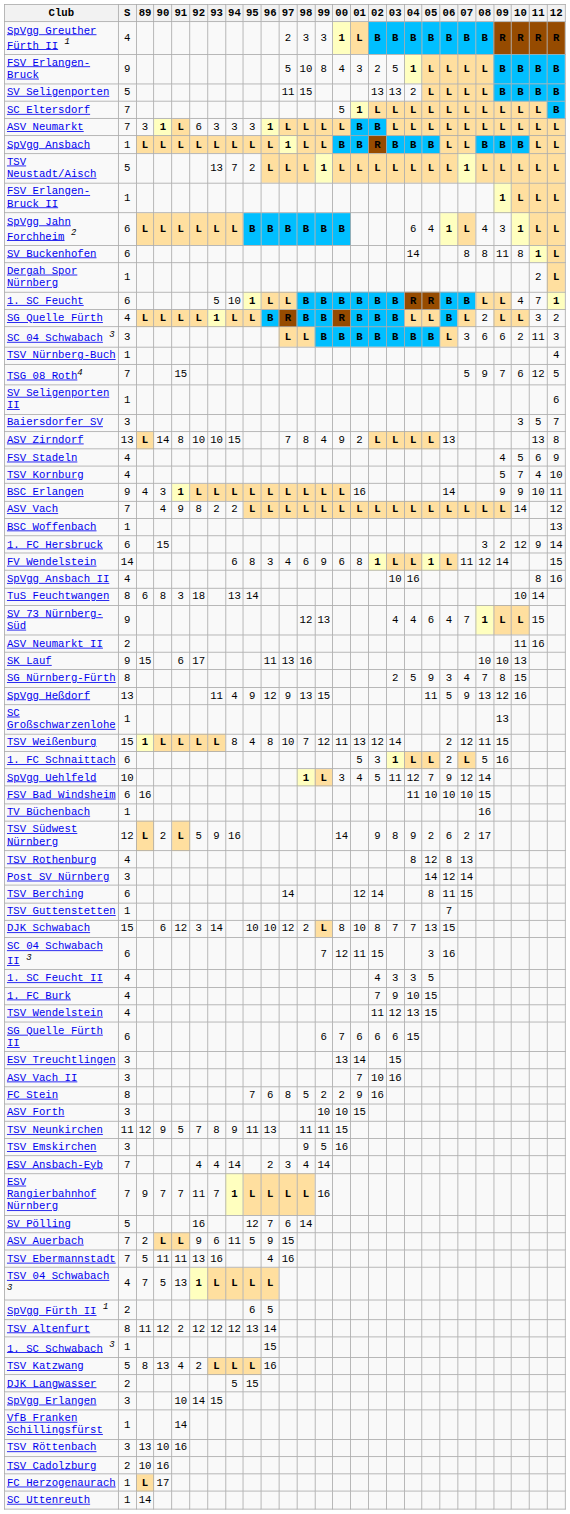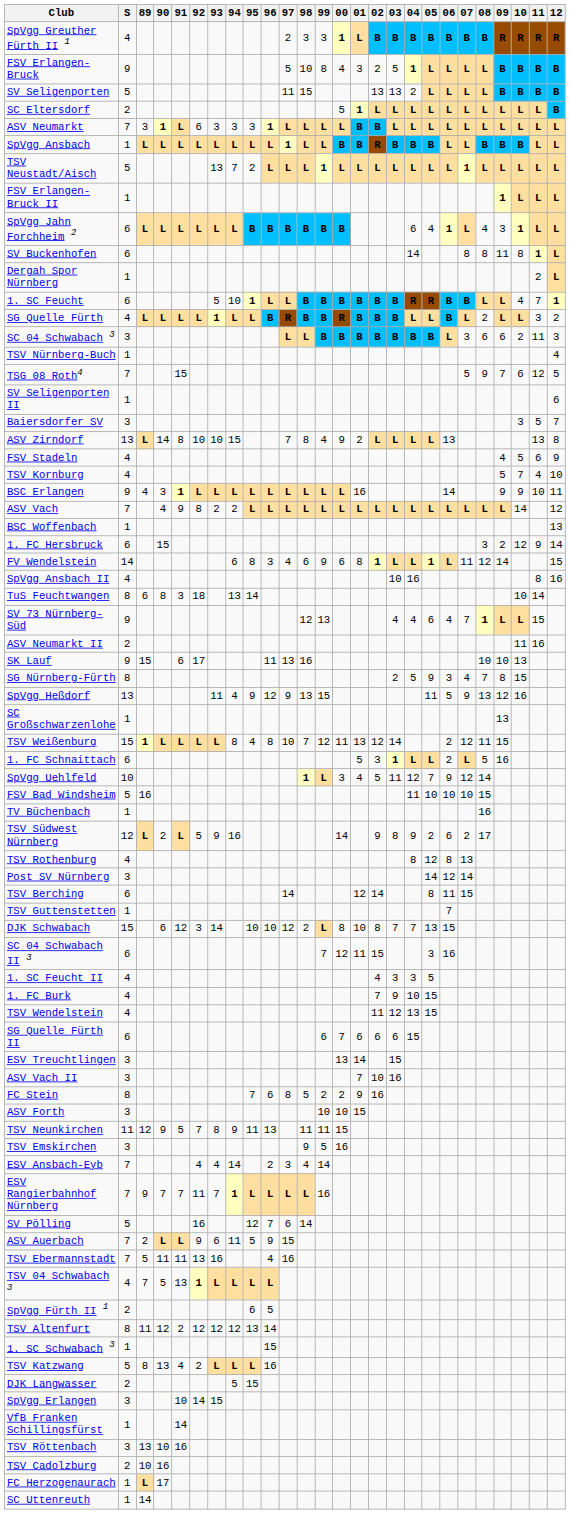(127, 110) 7 -> (127, 110) 2
(127, 795) 6 -> (127, 795) 5
